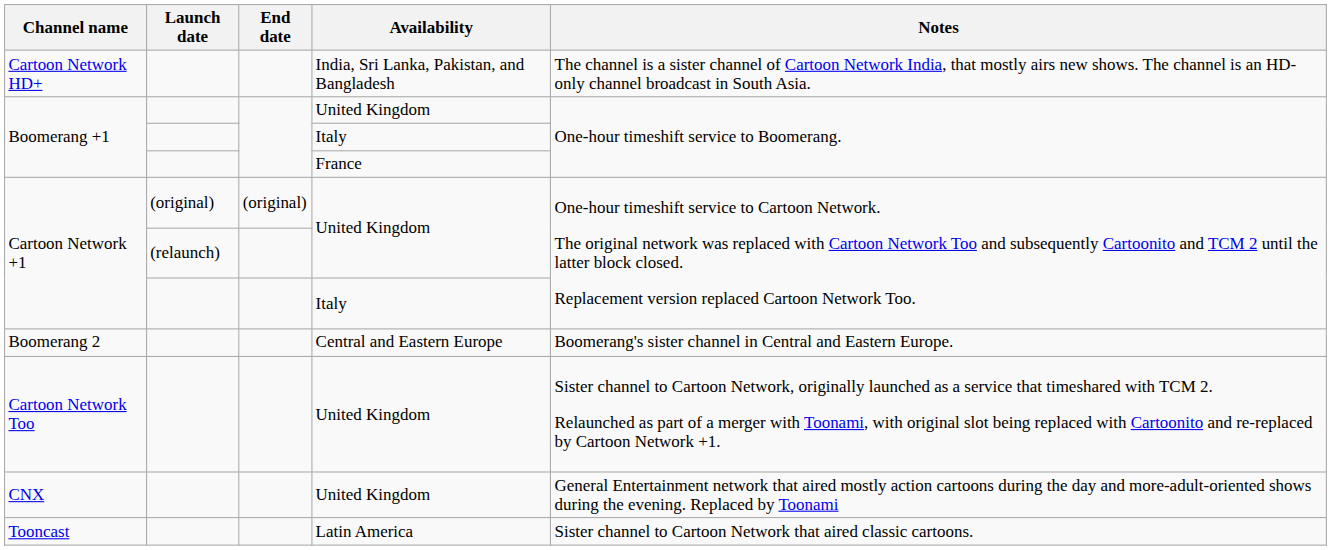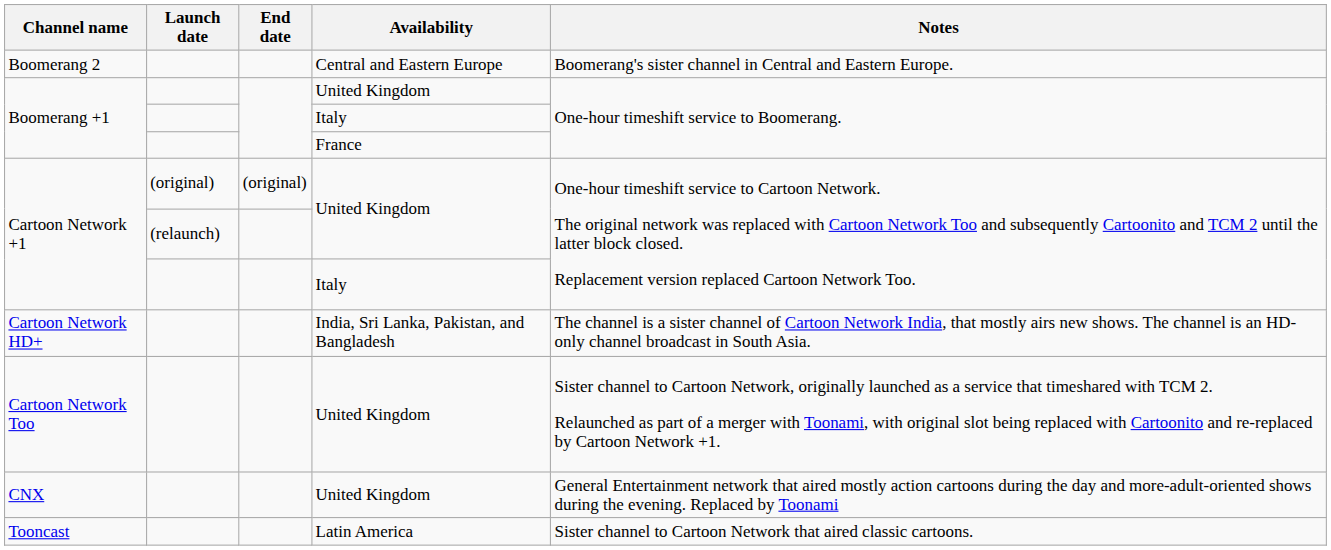rows swapped: (54, 342) <-> (68, 73)
